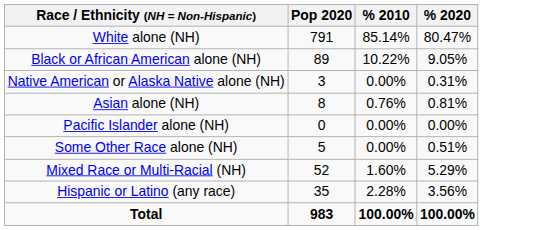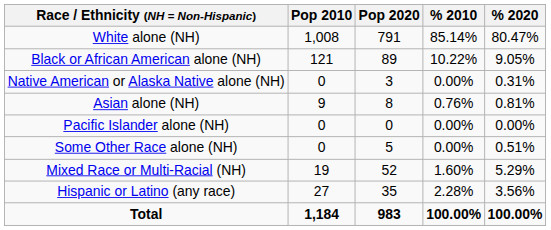+ column: (322, 15)
